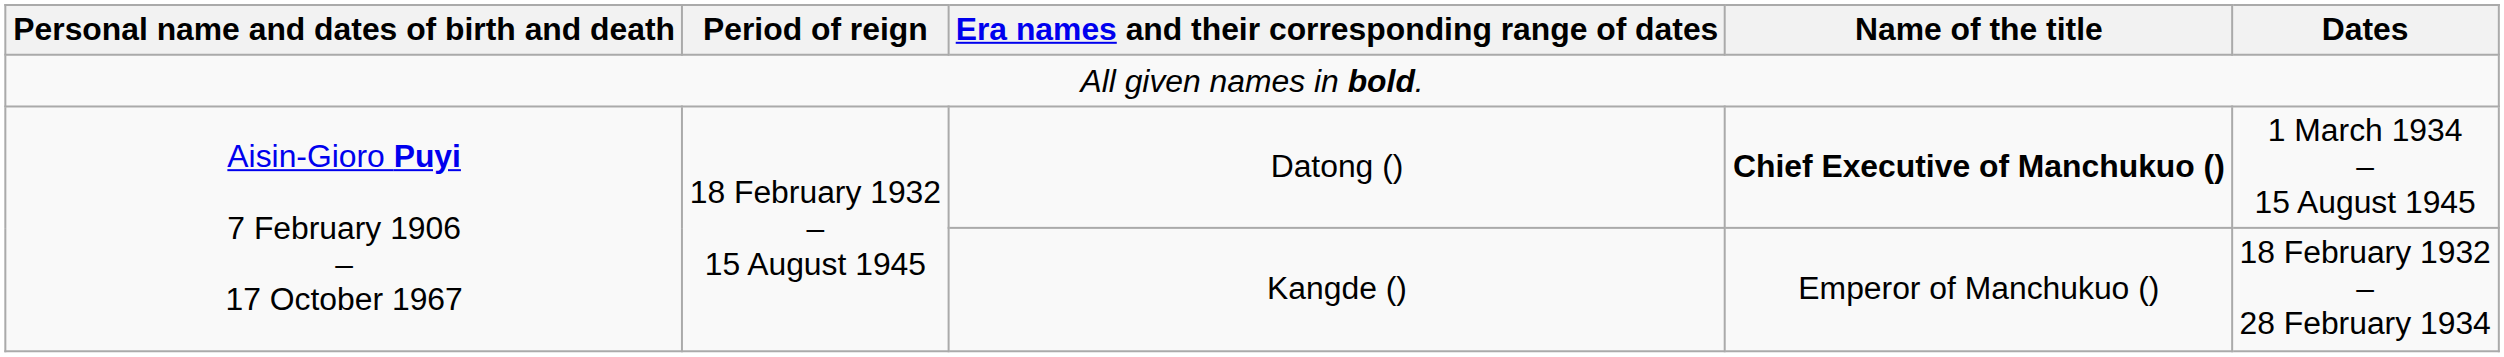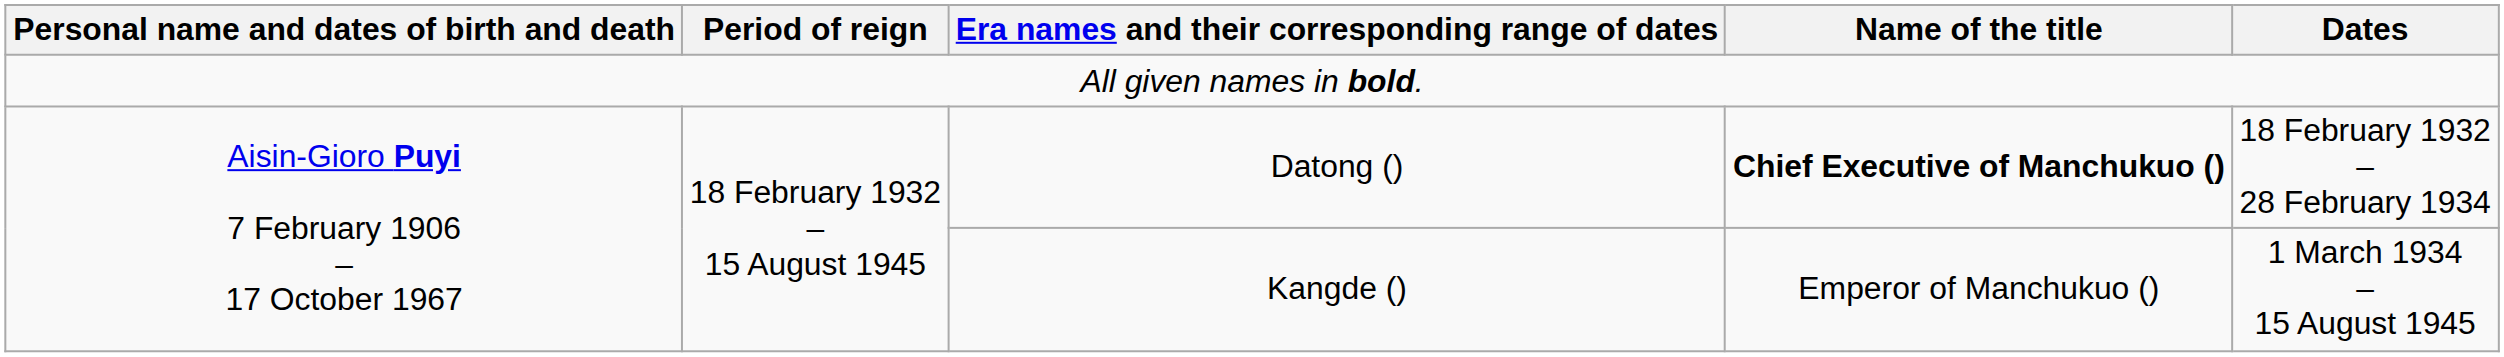(2365, 166) 1 March 1934 – 15 August 1945 -> (2365, 166) 18 February 1932 – 28 February 1934
(2365, 288) 18 February 1932 – 28 February 1934 -> (2365, 288) 1 March 1934 – 15 August 1945
